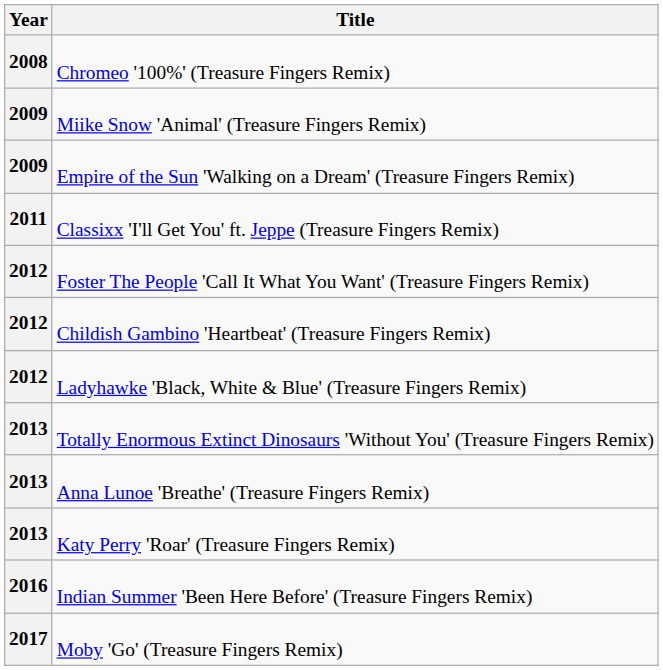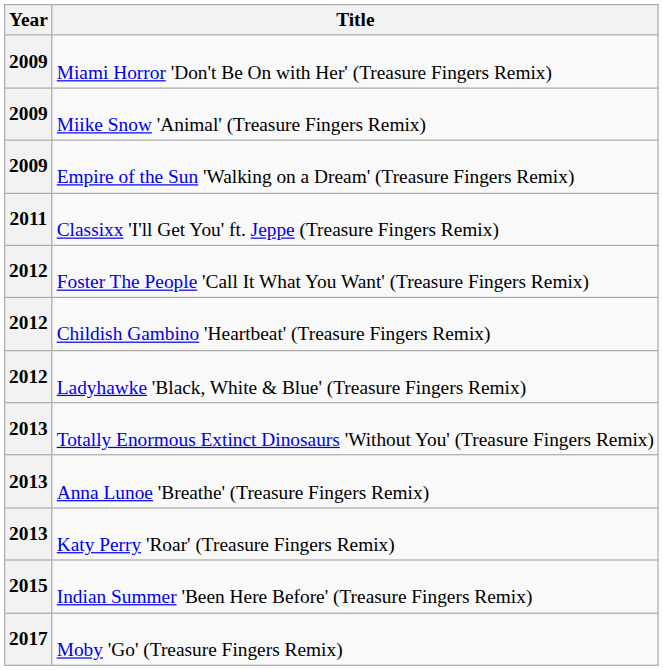- row: (223, 72)
+ row: (304, 72)
(28, 586) 2016 -> (28, 586) 2015
